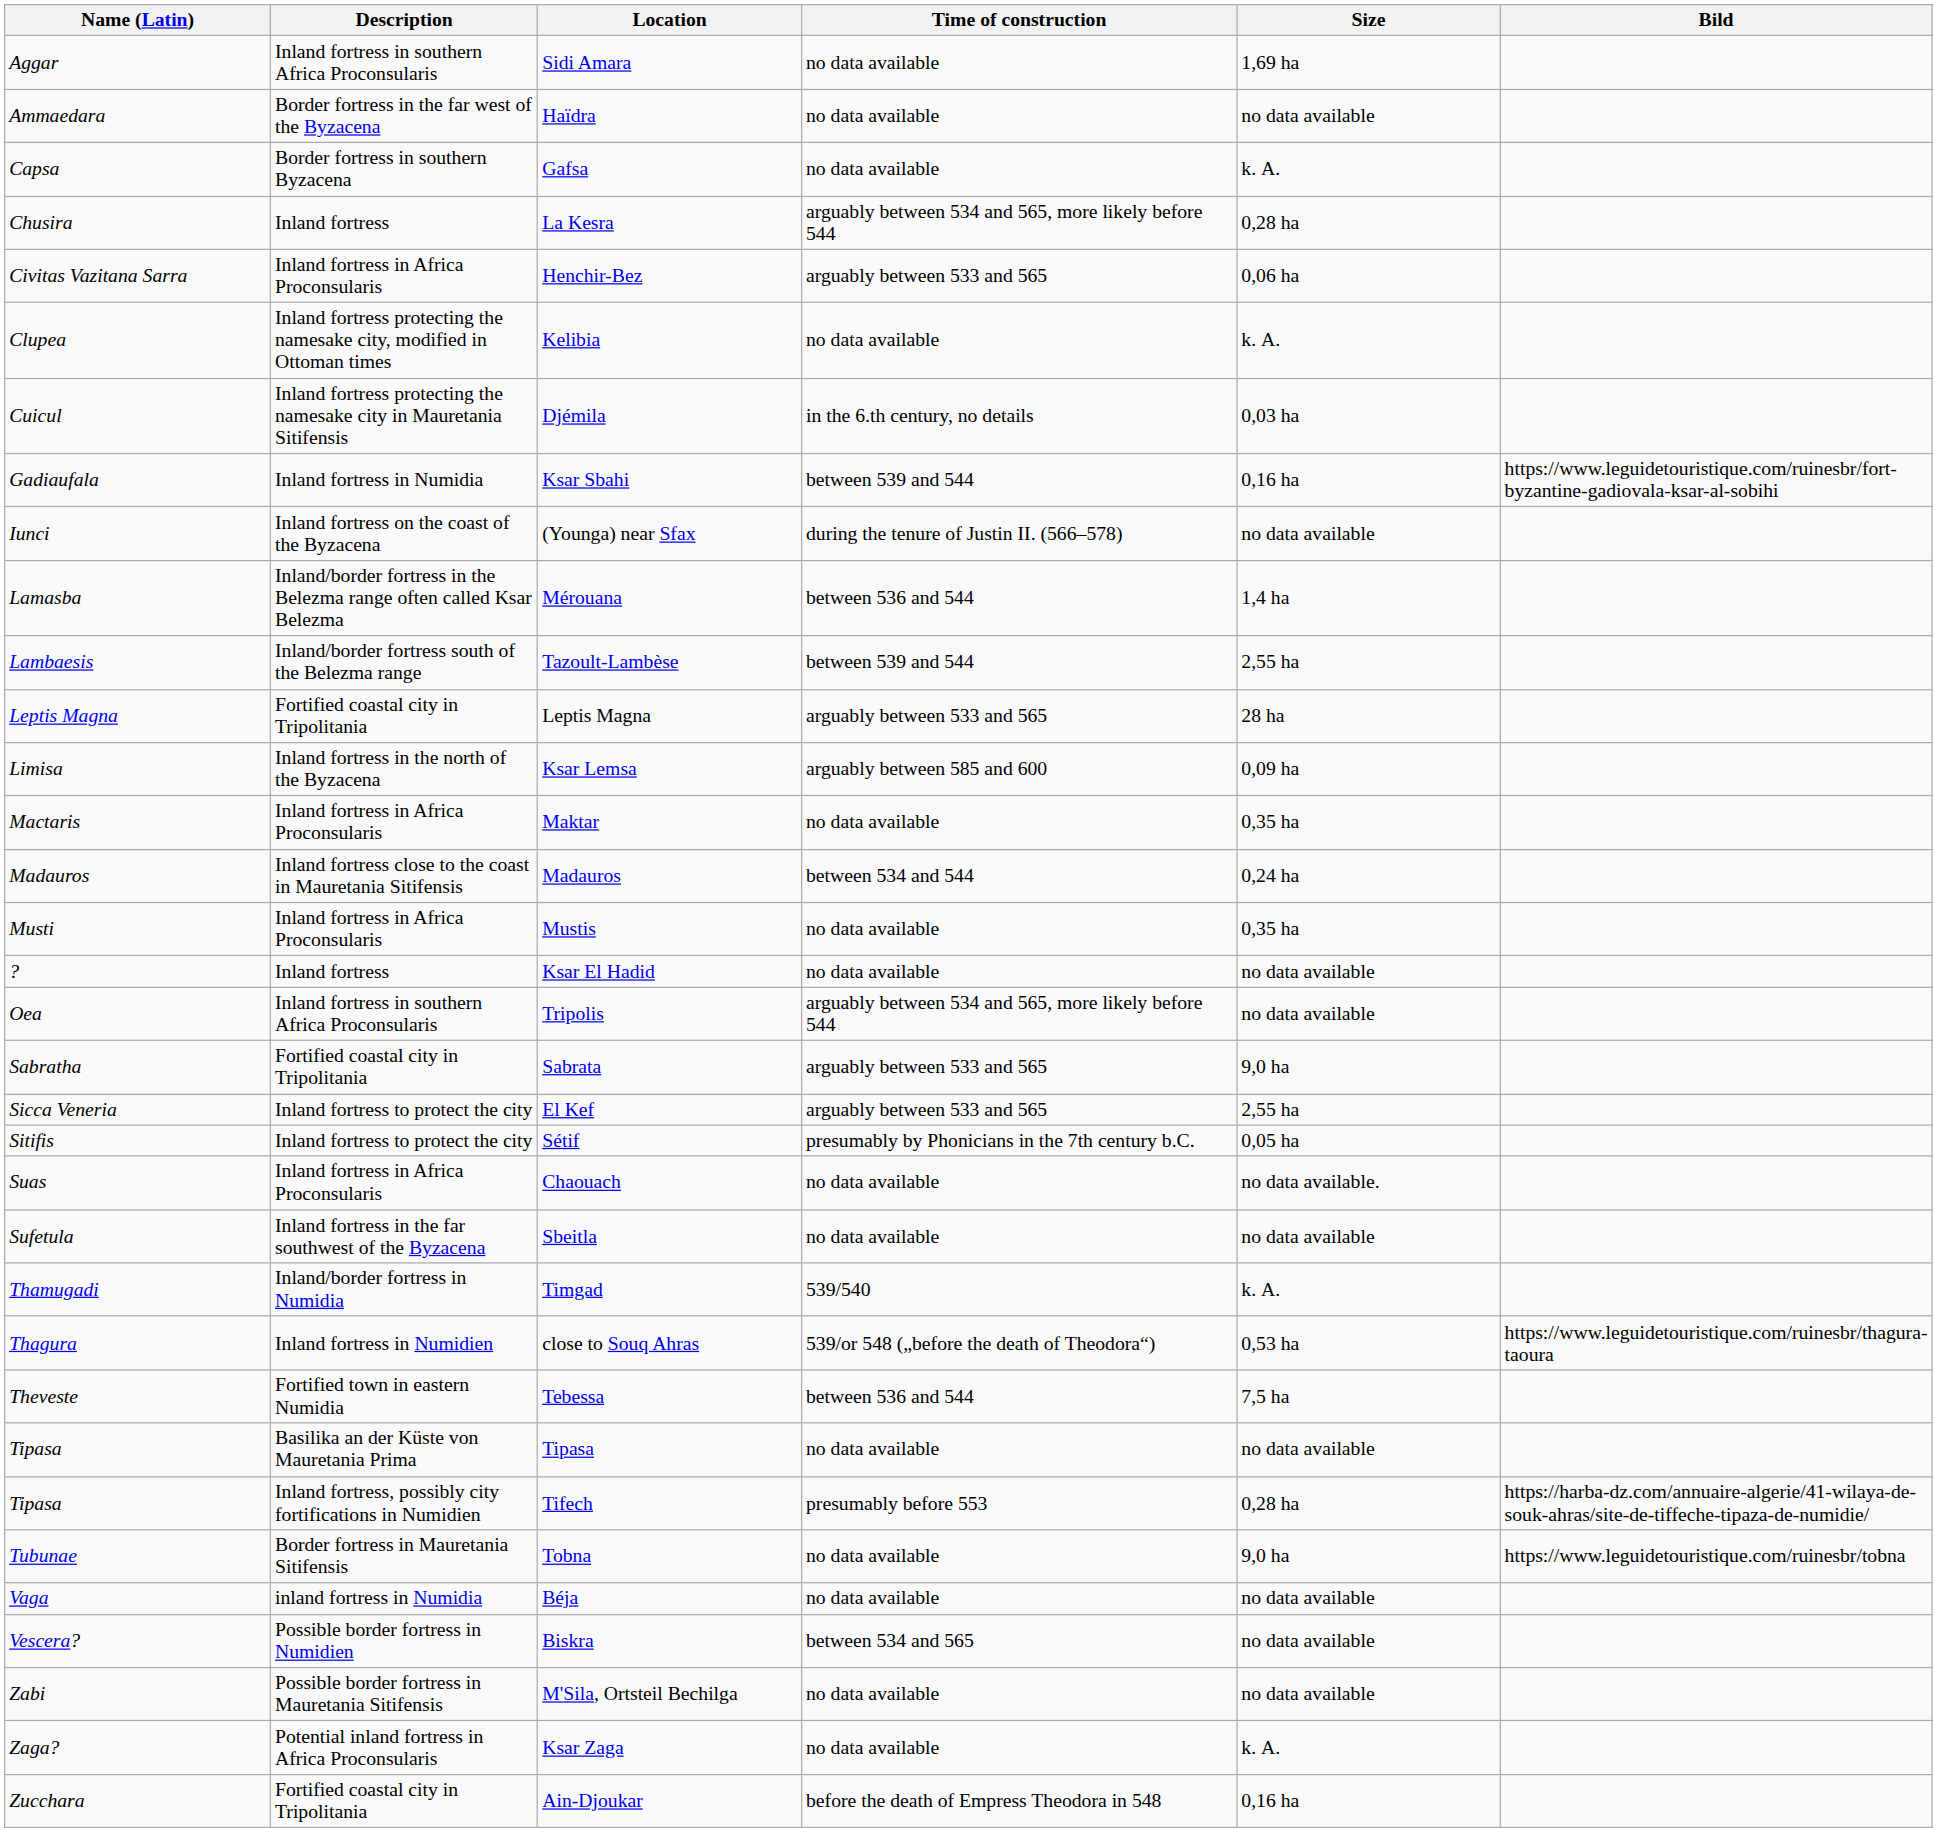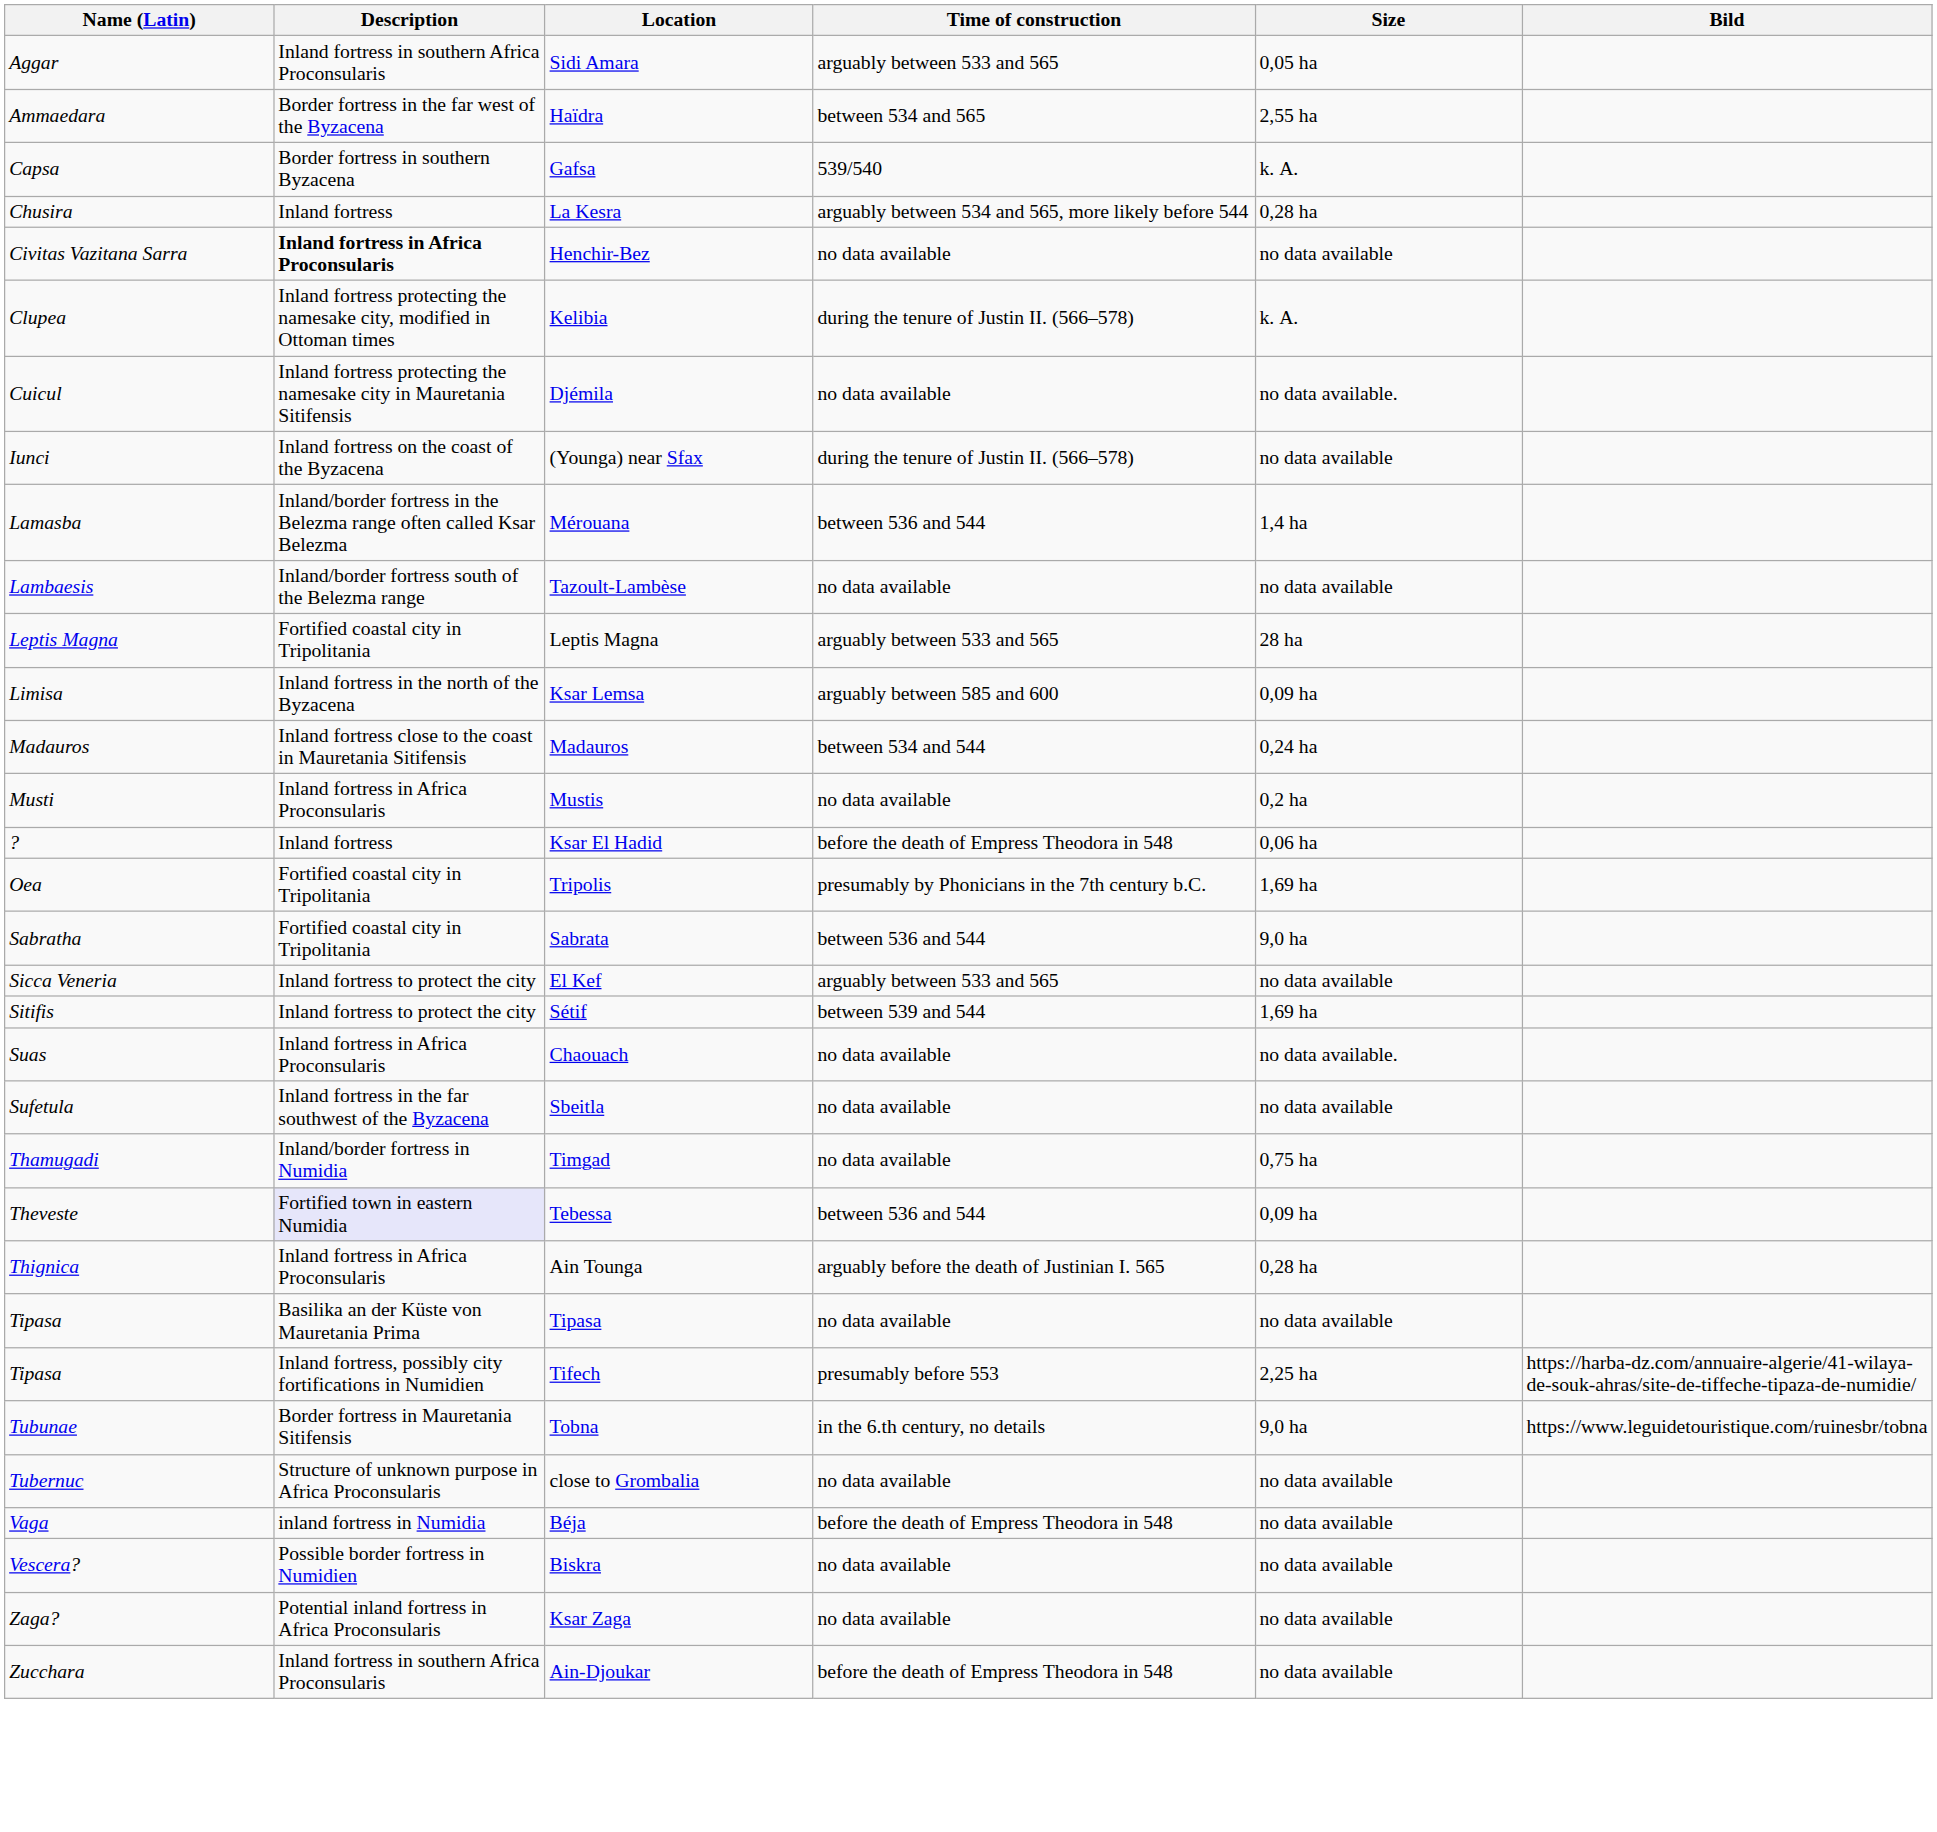(873, 62) no data available -> (938, 62) arguably between 533 and 565
(1270, 62) 1,69 ha -> (1288, 62) 0,05 ha
(873, 115) no data available -> (901, 115) between 534 and 565
(1308, 115) no data available -> (1288, 115) 2,55 ha
(873, 169) no data available -> (850, 169) 539/540
(369, 275) normal -> (380, 253) bold
(927, 275) arguably between 533 and 565 -> (884, 253) no data available
(1270, 275) 0,06 ha -> (1326, 253) no data available
(873, 340) no data available -> (976, 318) during the tenure of Justin II. (566–578)
(920, 415) in the 6.th century, no details -> (884, 393) no data available
(1270, 415) 0,03 ha -> (1329, 393) no data available.
- row: (586, 480)
(890, 662) between 539 and 544 -> (884, 586) no data available
(1270, 662) 2,55 ha -> (1326, 586) no data available
- row: (571, 822)
(1270, 929) 0,35 ha -> (1283, 800) 0,2 ha
(873, 971) no data available -> (995, 842) before the death of Empress Theodora in 548
(1308, 971) no data available -> (1288, 842) 0,06 ha
(379, 1013) Inland fortress in southern Africa Proconsularis -> (370, 884) Fortified coastal city in Tripolitania
(1004, 1013) arguably between 534 and 565, more likely before 544 -> (1012, 884) presumably by Phonicians in the 7th century b.C.
(1308, 1013) no data available -> (1288, 884) 1,69 ha
(927, 1066) arguably between 533 and 565 -> (901, 938) between 536 and 544
(1270, 1109) 2,55 ha -> (1326, 980) no data available
(1000, 1140) presumably by Phonicians in the 7th century b.C. -> (901, 1011) between 539 and 544
(1270, 1140) 0,05 ha -> (1288, 1011) 1,69 ha
(838, 1289) 539/540 -> (884, 1160) no data available
(1261, 1289) k. A. -> (1288, 1160) 0,75 ha
- row: (621, 1342)
(372, 1396) no background -> (375, 1213) lavender background
(1265, 1396) 7,5 ha -> (1288, 1213) 0,09 ha
+ row: (596, 1267)
(1270, 1502) 0,28 ha -> (1288, 1374) 2,25 ha
(873, 1556) no data available -> (931, 1427) in the 6.th century, no details
+ row: (624, 1480)
(873, 1598) no data available -> (995, 1523) before the death of Empress Theodora in 548
(890, 1640) between 534 and 565 -> (884, 1565) no data available
- row: (640, 1694)
(1261, 1747) k. A. -> (1326, 1618) no data available
(367, 1800) Fortified coastal city in Tripolitania -> (409, 1671) Inland fortress in southern Africa Proconsularis
(1270, 1800) 0,16 ha -> (1326, 1671) no data available
